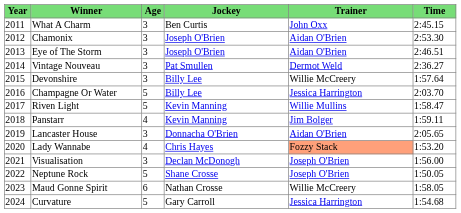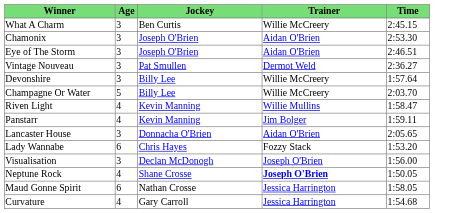- column: (18, 11)
(308, 24) John Oxx -> (296, 24) Willie McCreery
(326, 92) Jessica Harrington -> (296, 92) Willie McCreery
(145, 106) 5 -> (119, 106) 4
(145, 147) 4 -> (119, 147) 6
(314, 147) lightsalmon background -> (287, 147) no background
(145, 174) 5 -> (119, 174) 4
(319, 174) normal -> (296, 174) bold
(323, 188) Willie McCreery -> (299, 188) Jessica Harrington
(145, 201) 5 -> (119, 201) 4
